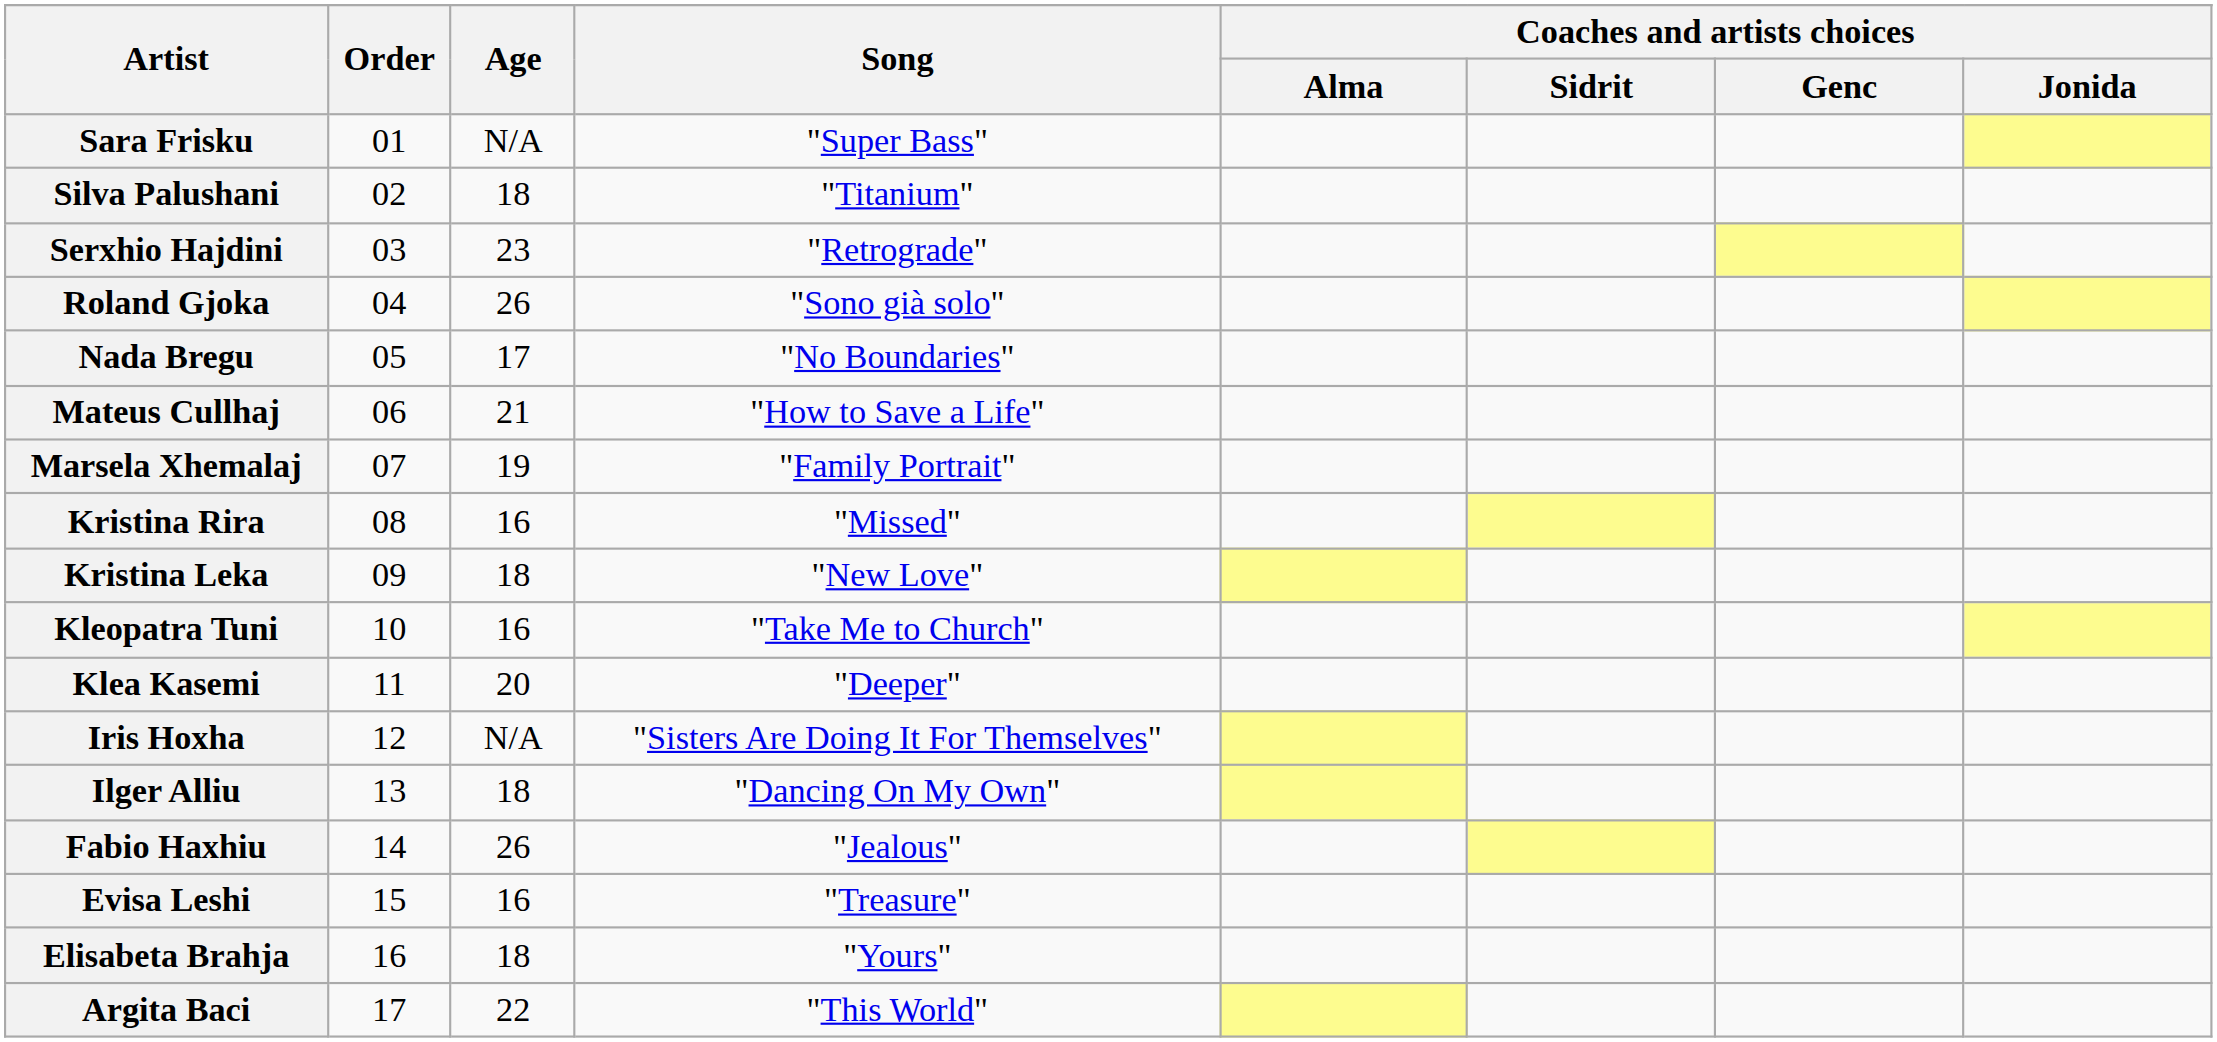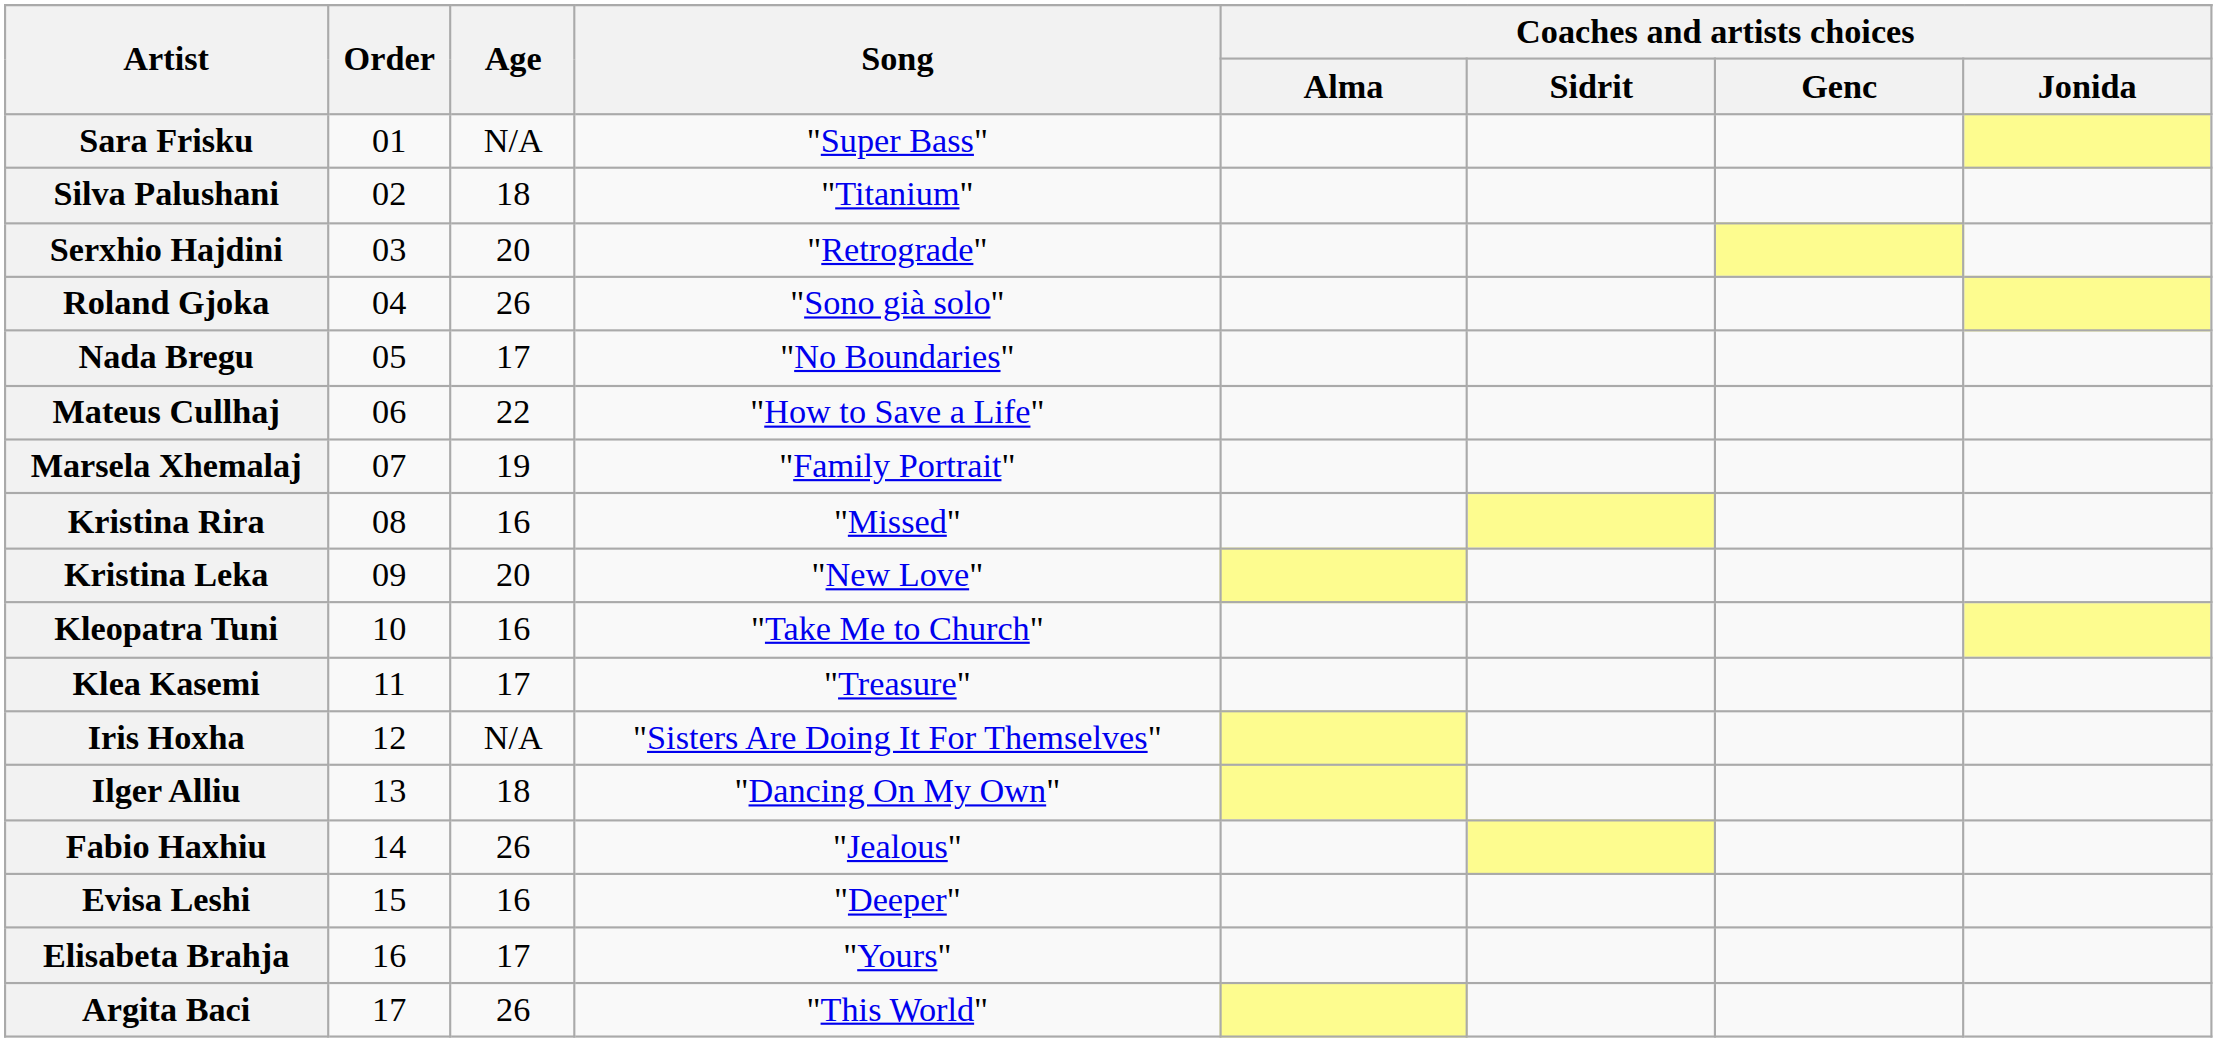(513, 248) 23 -> (513, 248) 20
(513, 411) 21 -> (513, 411) 22
(513, 574) 18 -> (513, 574) 20
(513, 683) 20 -> (513, 683) 17
(897, 683) "Deeper" -> (897, 683) "Treasure"
(897, 900) "Treasure" -> (897, 900) "Deeper"
(513, 954) 18 -> (513, 954) 17
(513, 1009) 22 -> (513, 1009) 26
